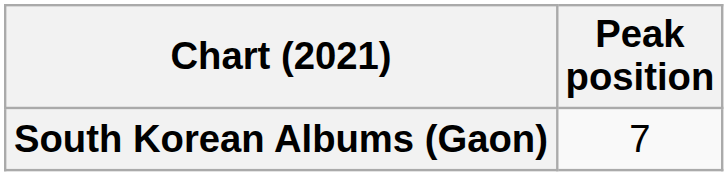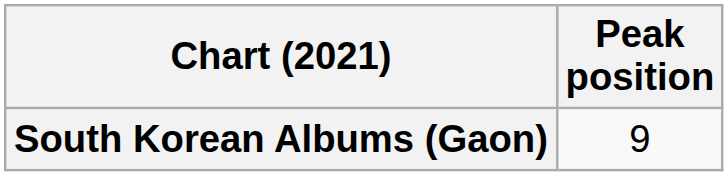(640, 138) 7 -> (640, 138) 9
